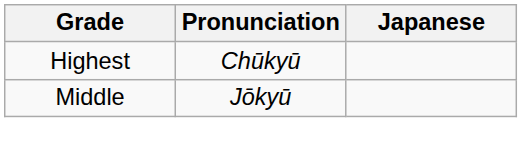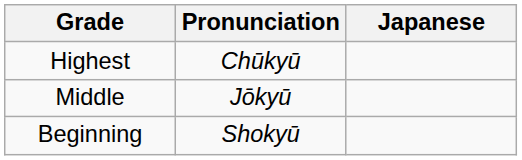+ row: (90, 135)
